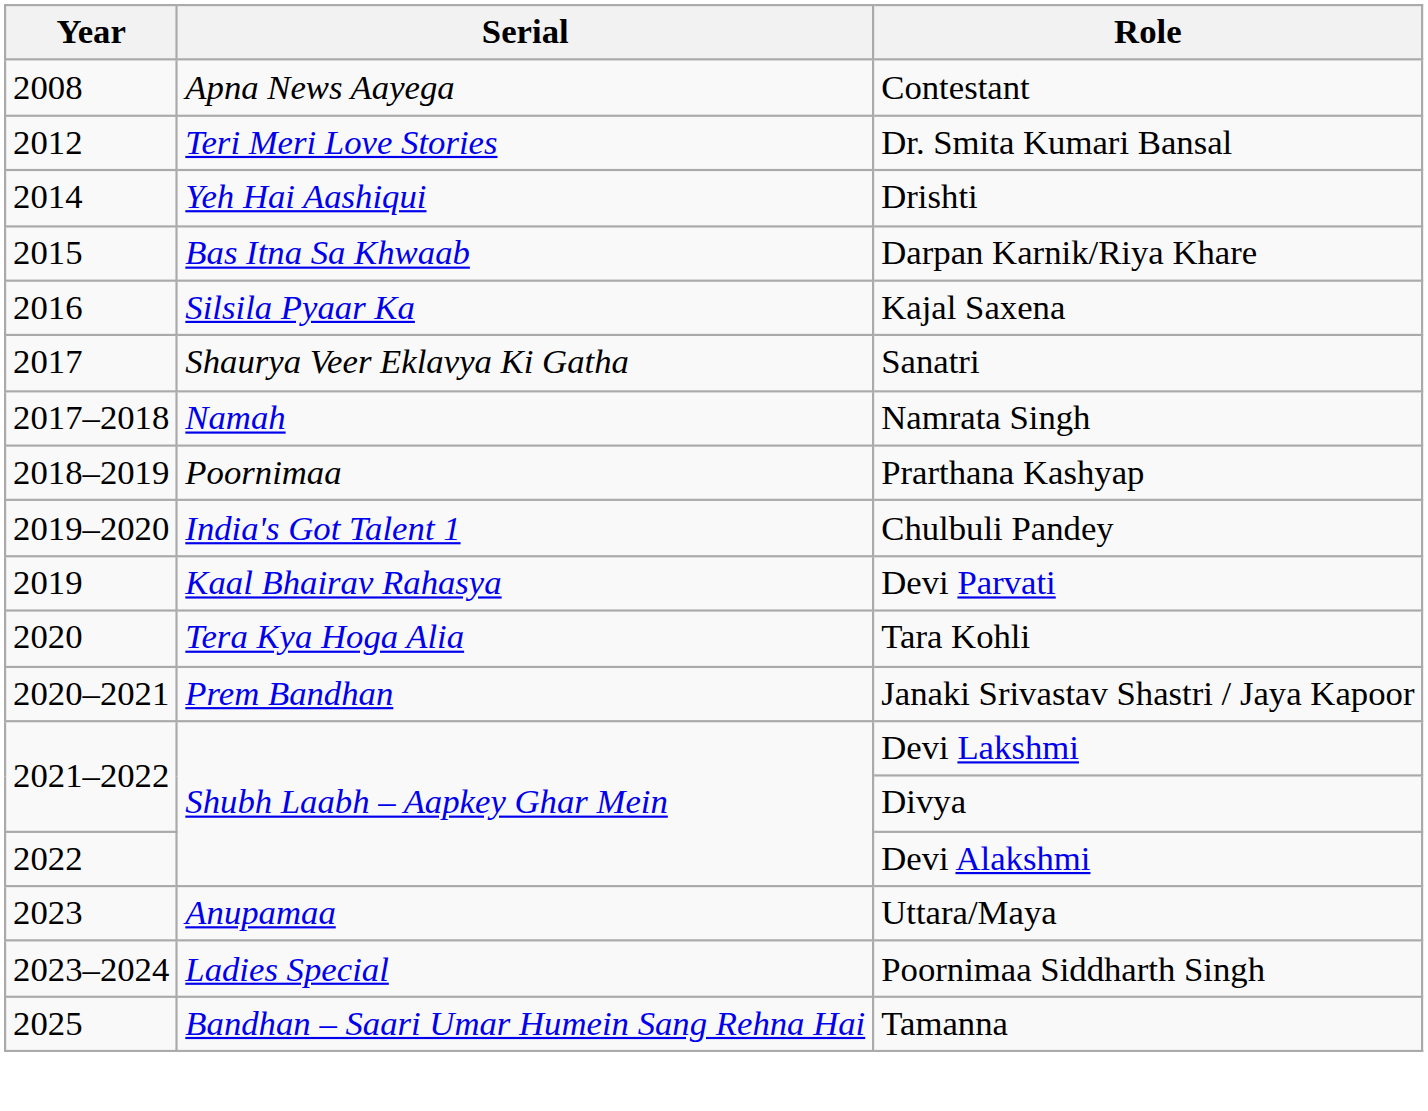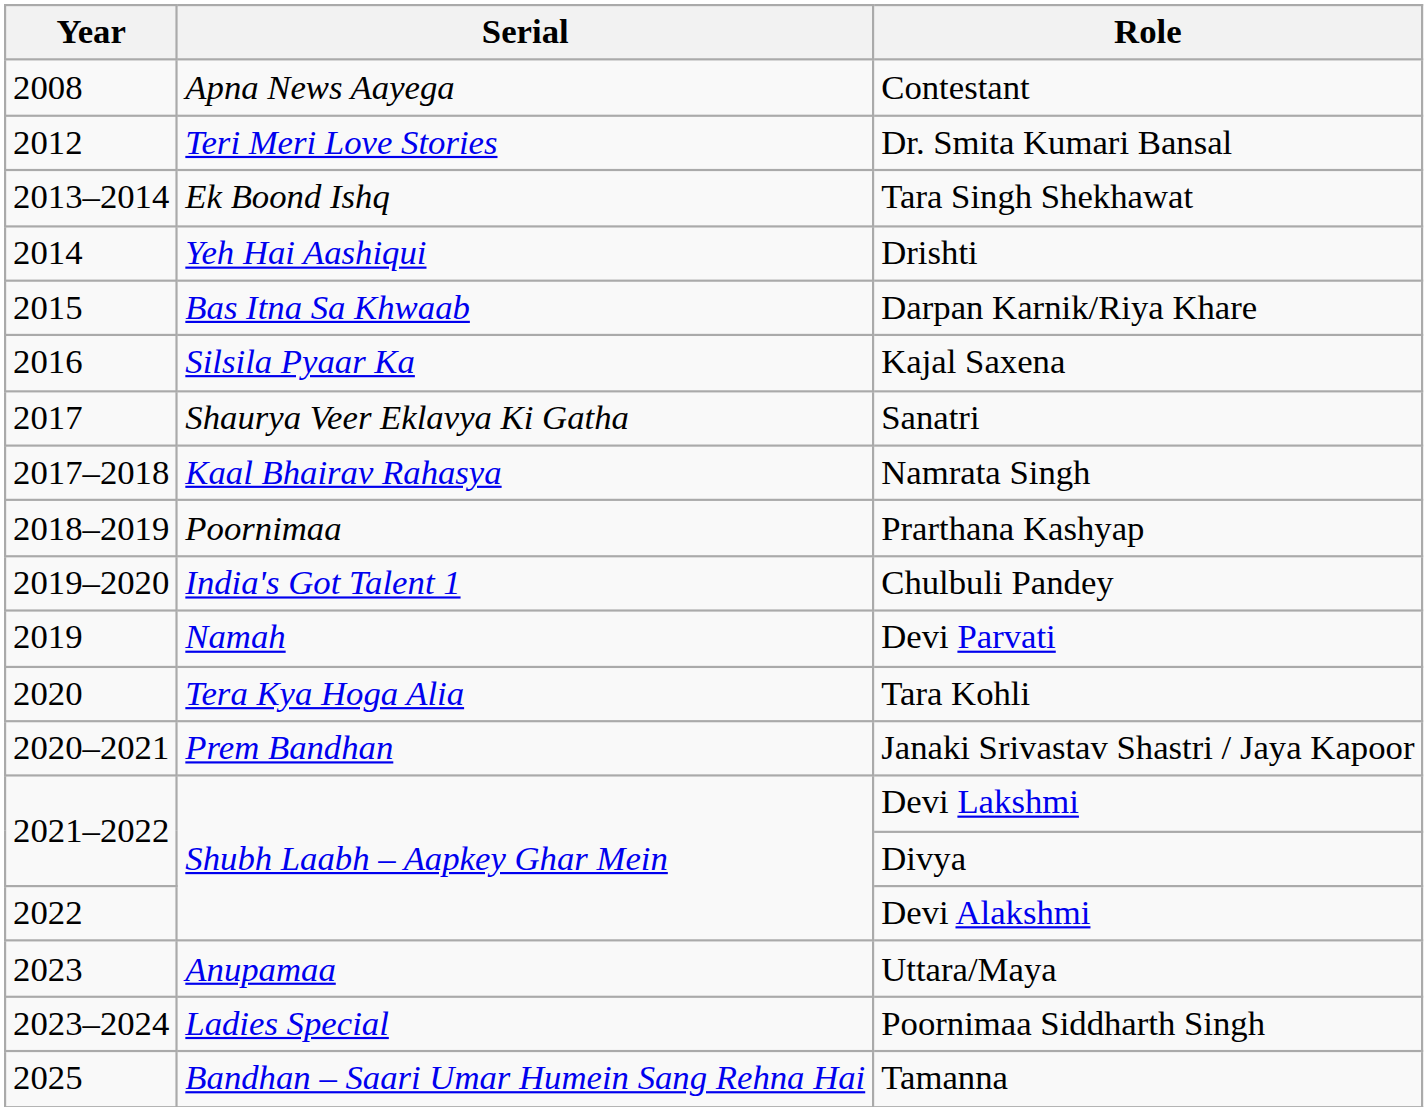+ row: (1037, 197)
(235, 417) Namah -> (343, 472) Kaal Bhairav Rahasya
(343, 582) Kaal Bhairav Rahasya -> (235, 637) Namah
